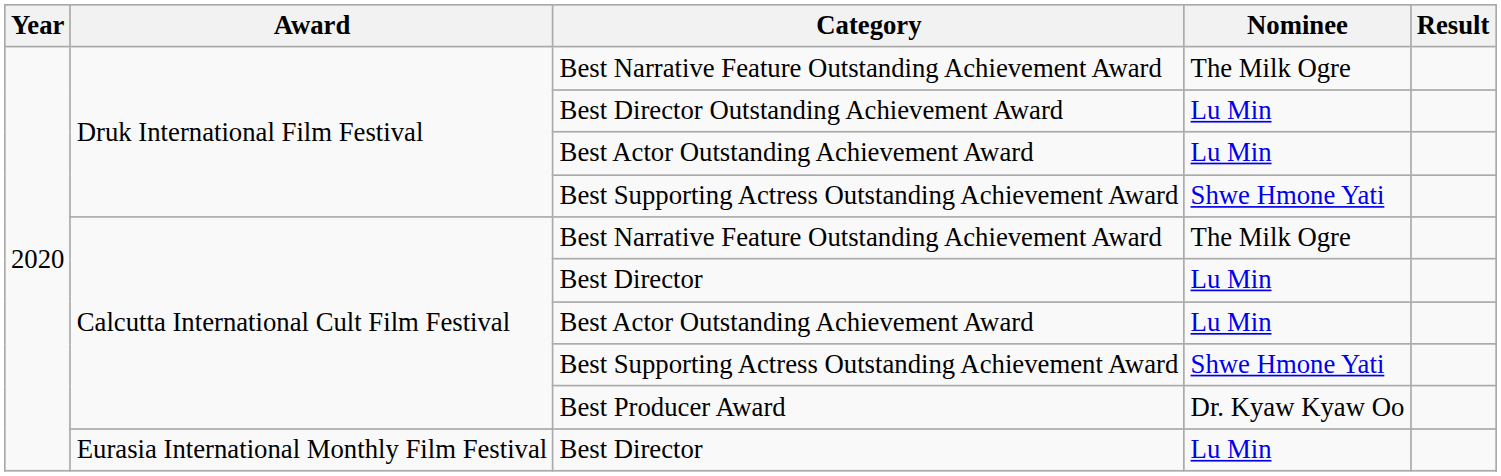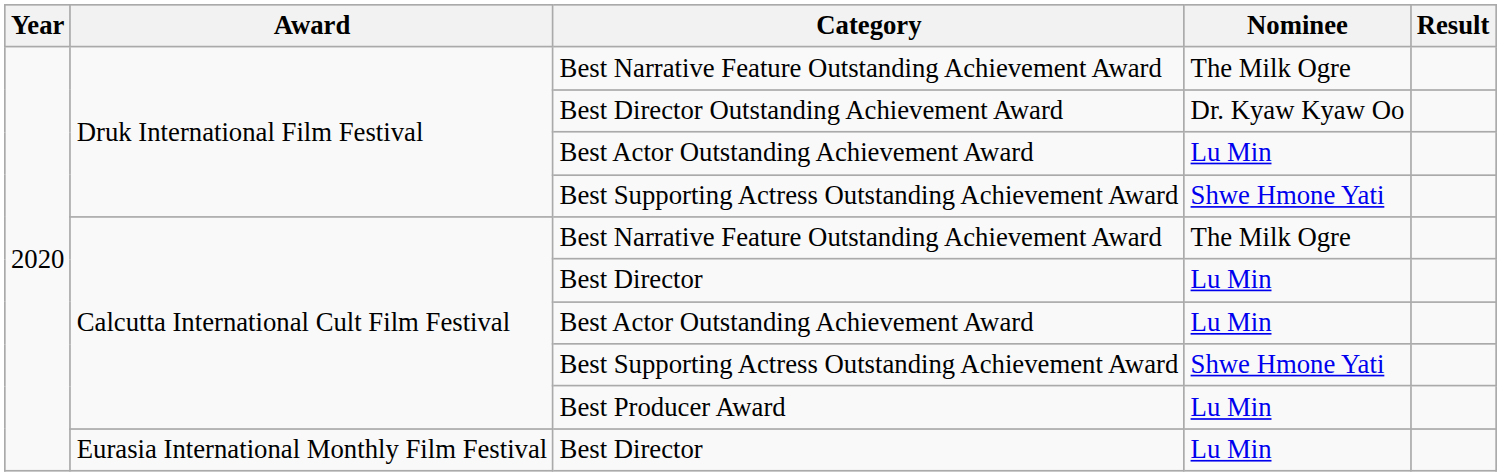(1231, 110) Lu Min -> (1297, 110) Dr. Kyaw Kyaw Oo
(1297, 407) Dr. Kyaw Kyaw Oo -> (1231, 407) Lu Min
